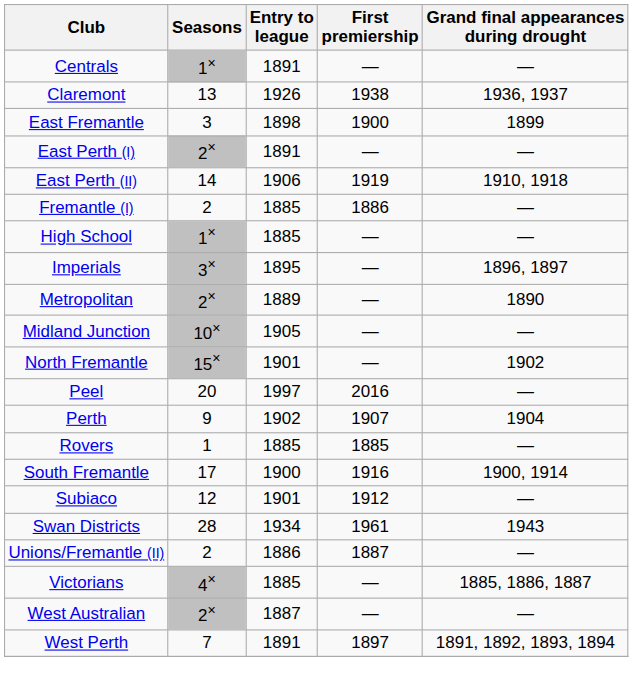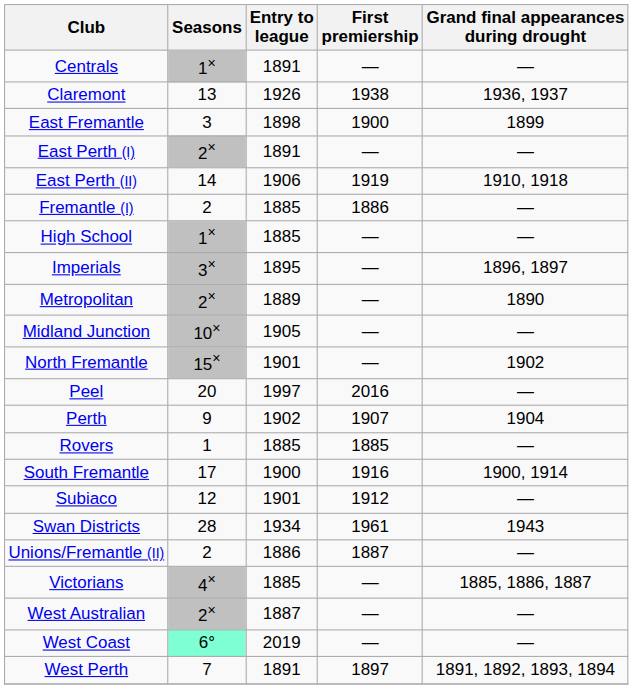+ row: (86, 643)
